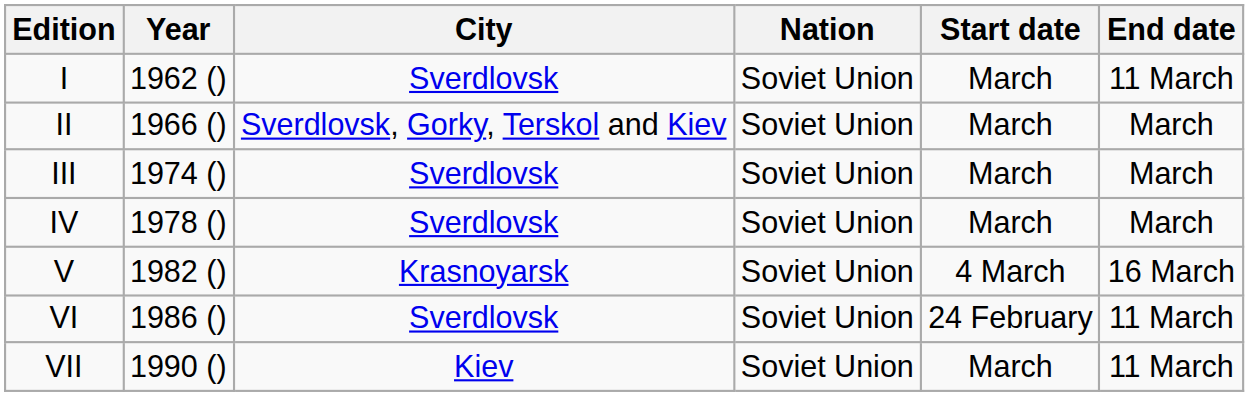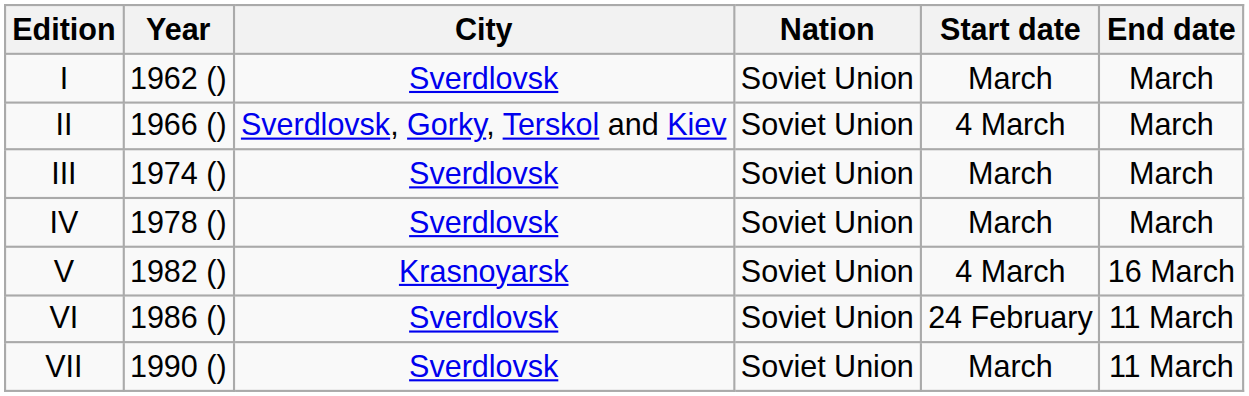(1171, 78) 11 March -> (1171, 78) March
(1010, 126) March -> (1010, 126) 4 March
(484, 367) Kiev -> (484, 367) Sverdlovsk
